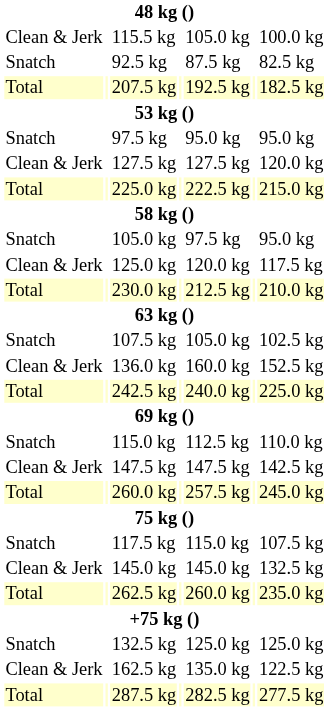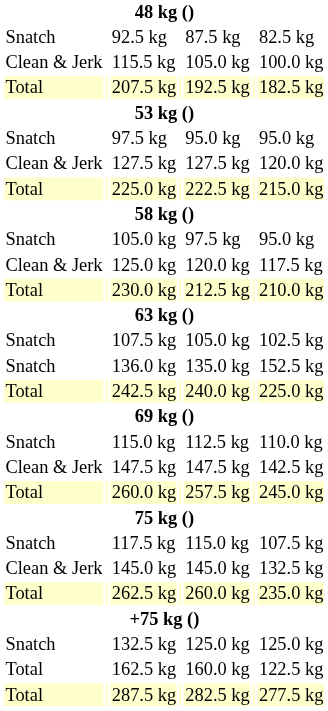rows swapped: (139, 62) <-> (144, 37)
(54, 365) Clean & Jerk -> (30, 365) Snatch
(218, 365) 160.0 kg -> (218, 365) 135.0 kg
(54, 669) Clean & Jerk -> (24, 669) Total
(218, 669) 135.0 kg -> (218, 669) 160.0 kg
